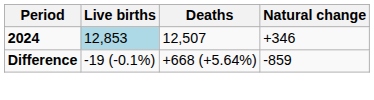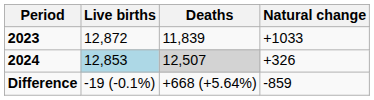+ row: (24, 38)
(184, 38) no background -> (184, 60) lightgrey background
(279, 38) +346 -> (279, 60) +326
